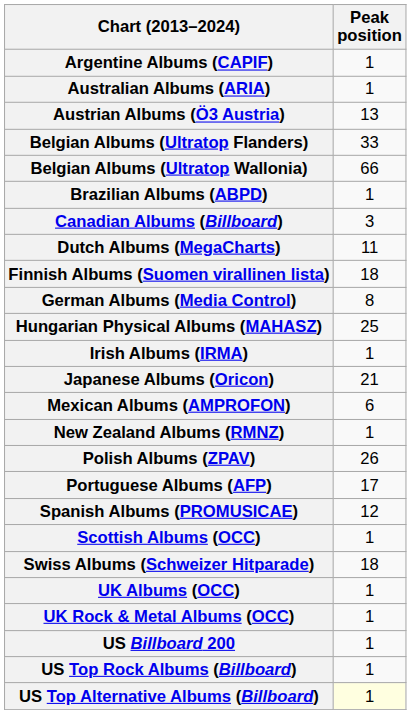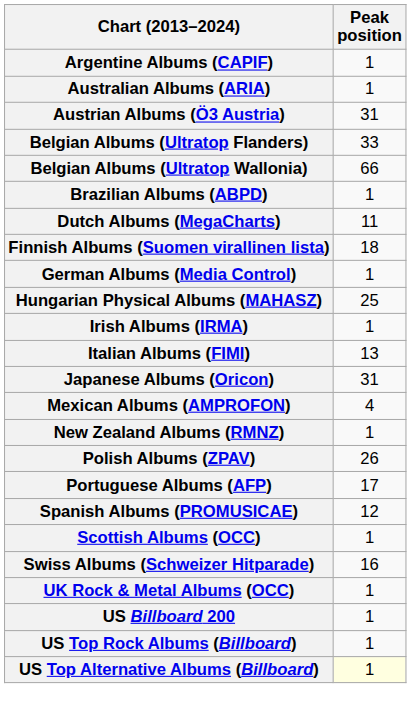(370, 115) 13 -> (370, 115) 31
- row: (169, 221)
(370, 300) 8 -> (370, 273) 1
+ row: (169, 353)
(370, 379) 21 -> (370, 379) 31
(370, 405) 6 -> (370, 405) 4
(370, 564) 18 -> (370, 564) 16
- row: (169, 590)
